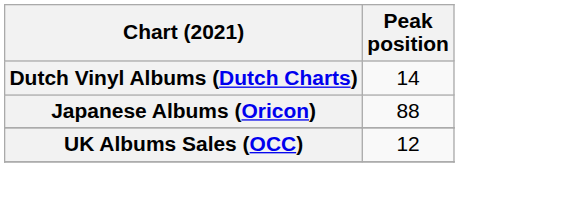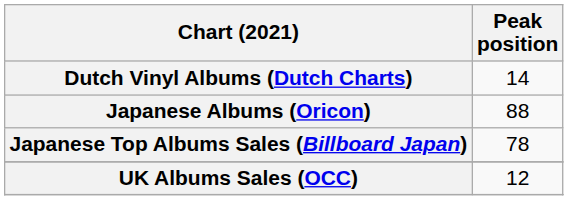+ row: (238, 144)
